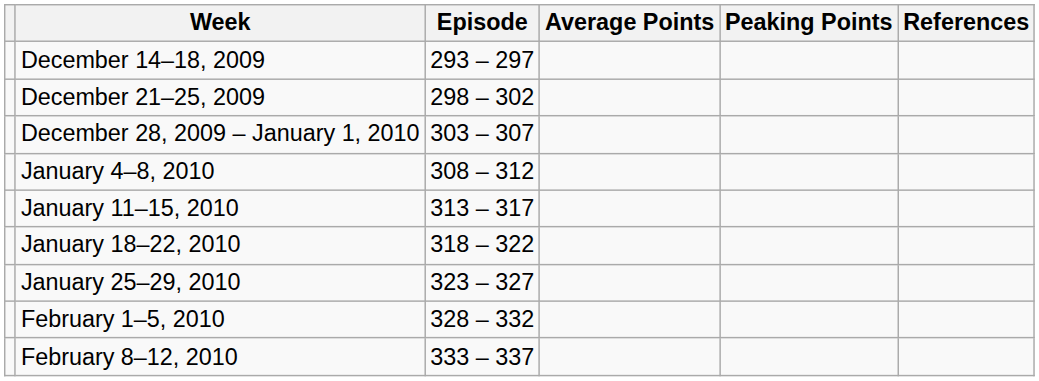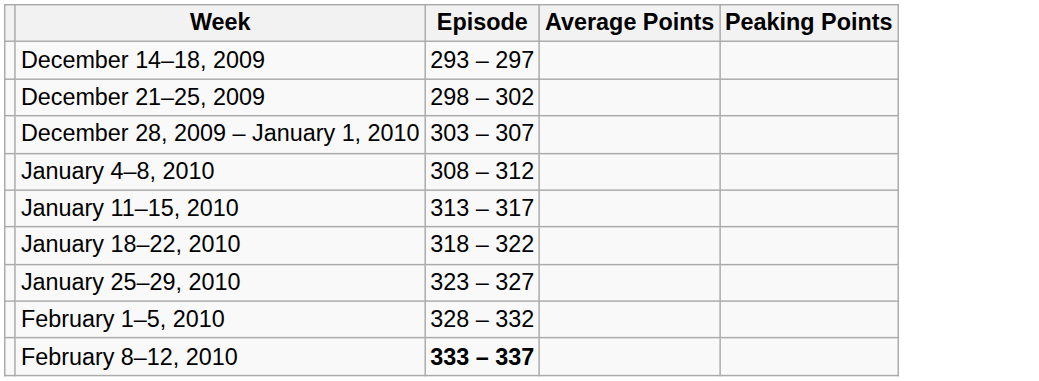- column: (966, 23)
(482, 356) normal -> (482, 356) bold
